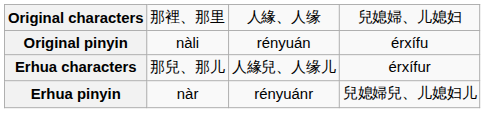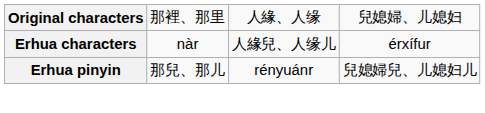- row: (76, 42)
(188, 67) 那兒、那儿 -> (188, 44) nàr
(188, 94) nàr -> (188, 70) 那兒、那儿
